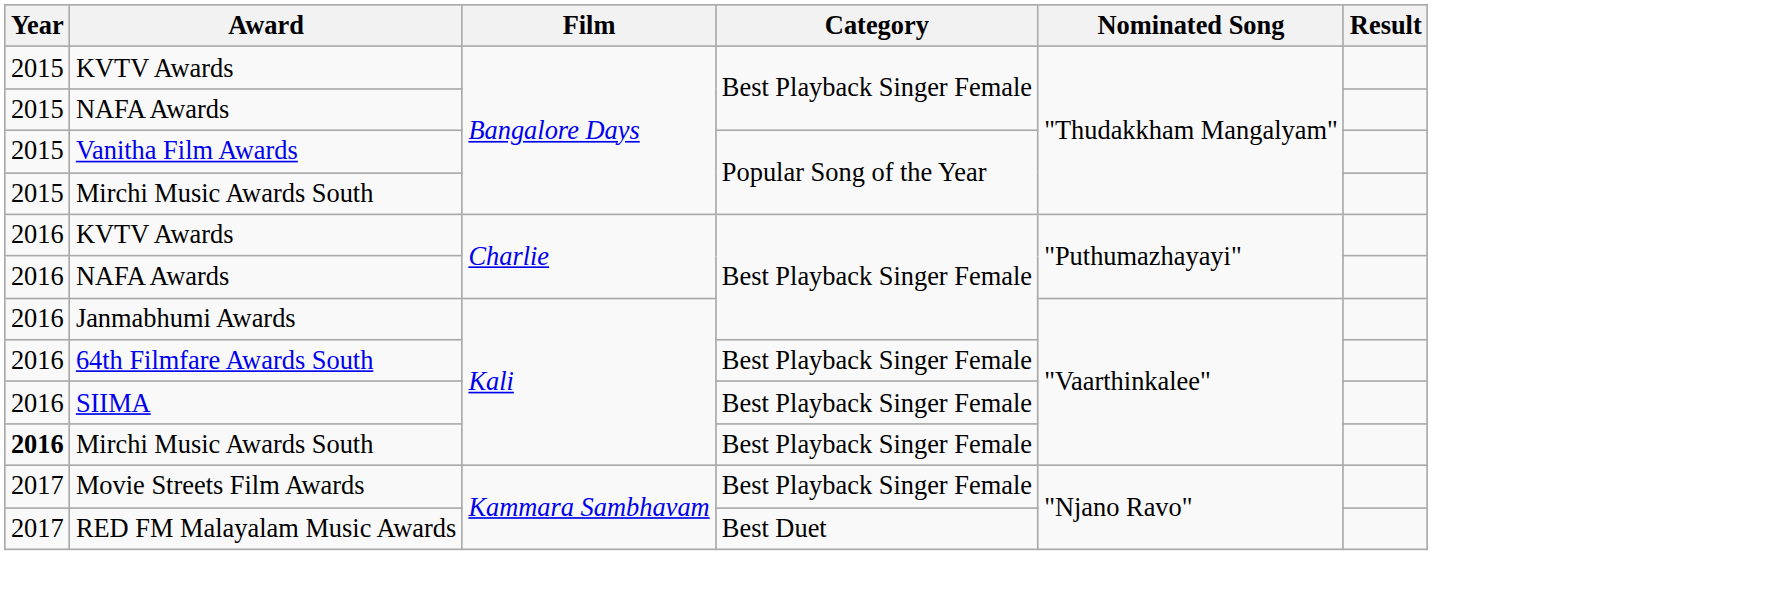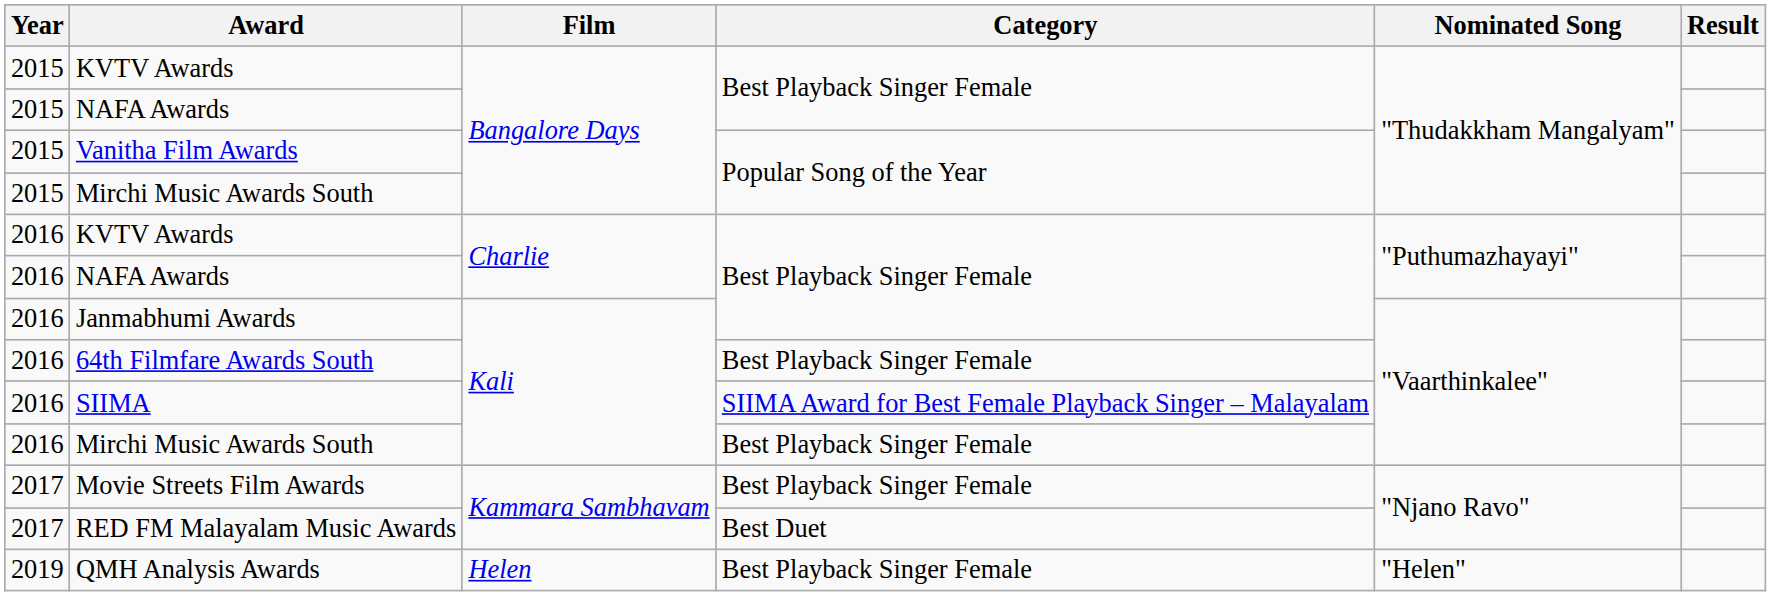(877, 402) Best Playback Singer Female -> (1045, 402) SIIMA Award for Best Female Playback Singer – Malayalam
(37, 444) bold -> (37, 444) normal
+ row: (198, 569)
